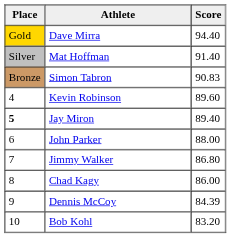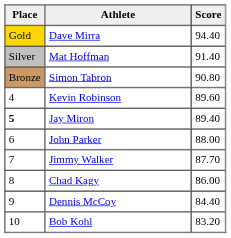(208, 77) 90.83 -> (208, 77) 90.80
(208, 160) 86.80 -> (208, 160) 87.70
(208, 201) 84.39 -> (208, 201) 84.40
